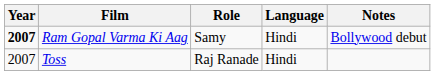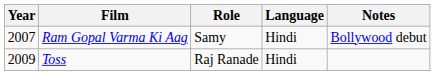(22, 37) bold -> (22, 37) normal
(22, 59) 2007 -> (22, 59) 2009
